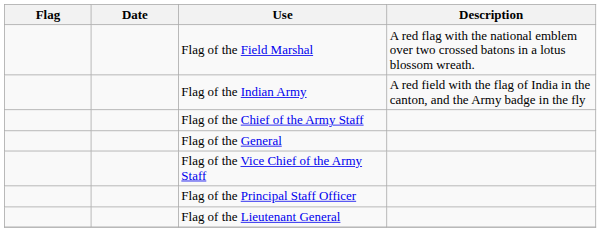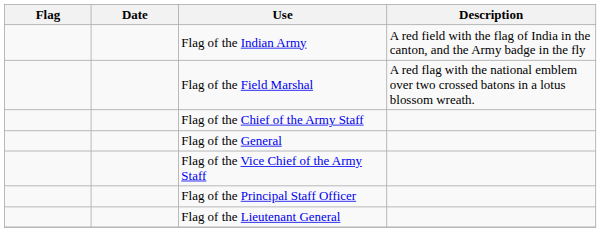rows swapped: (244, 92) <-> (247, 49)
